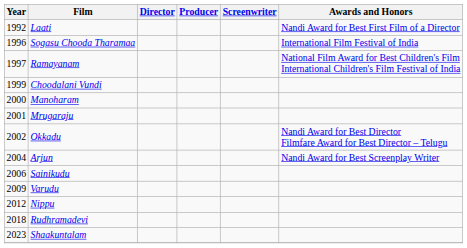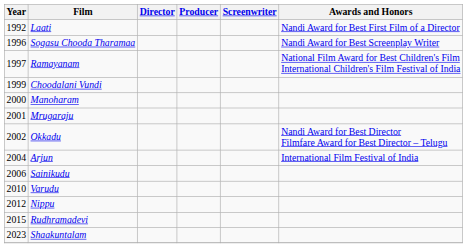(350, 43) International Film Festival of India -> (360, 43) Nandi Award for Best Screenplay Writer
(360, 158) Nandi Award for Best Screenplay Writer -> (350, 158) International Film Festival of India
(16, 188) 2009 -> (16, 188) 2010
(16, 219) 2018 -> (16, 219) 2015
